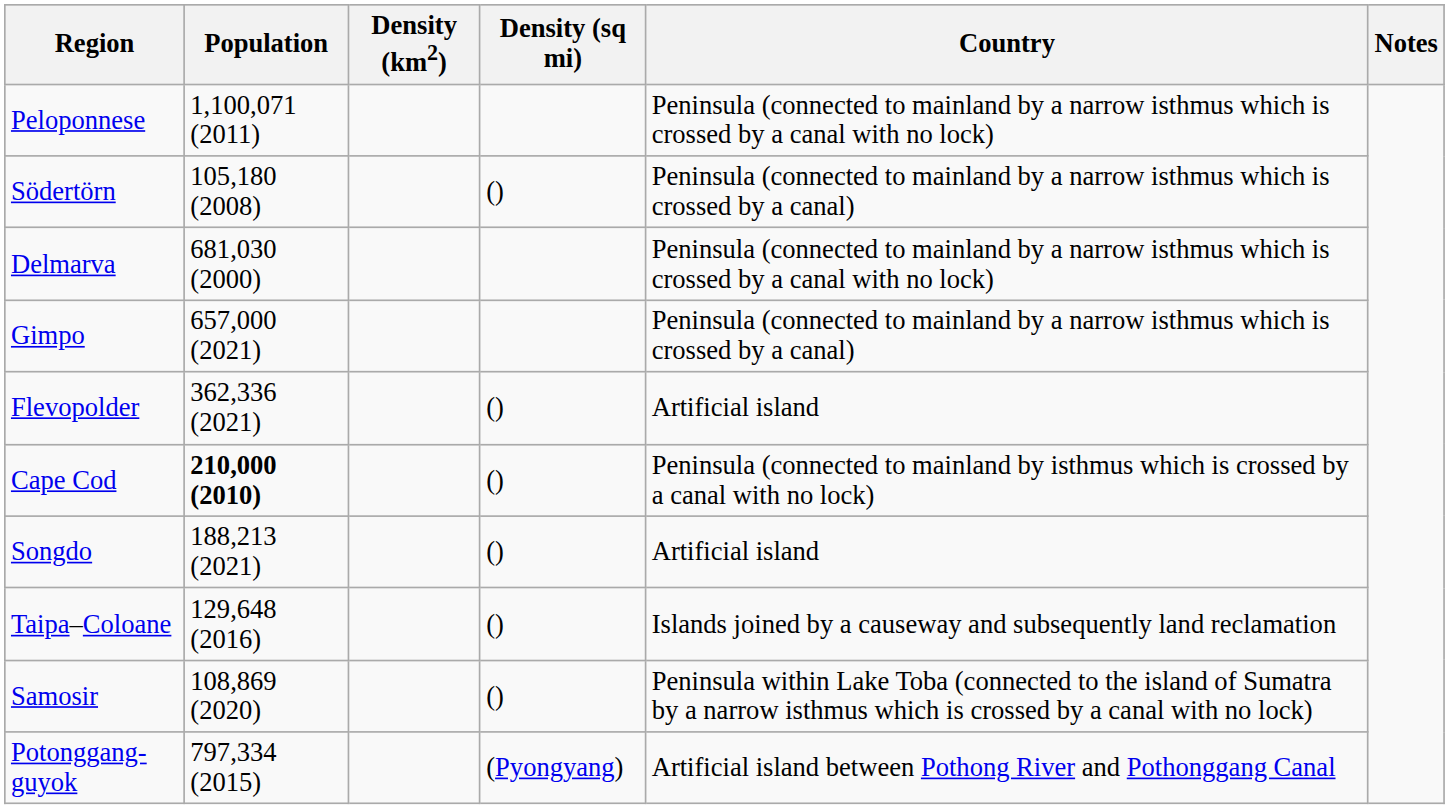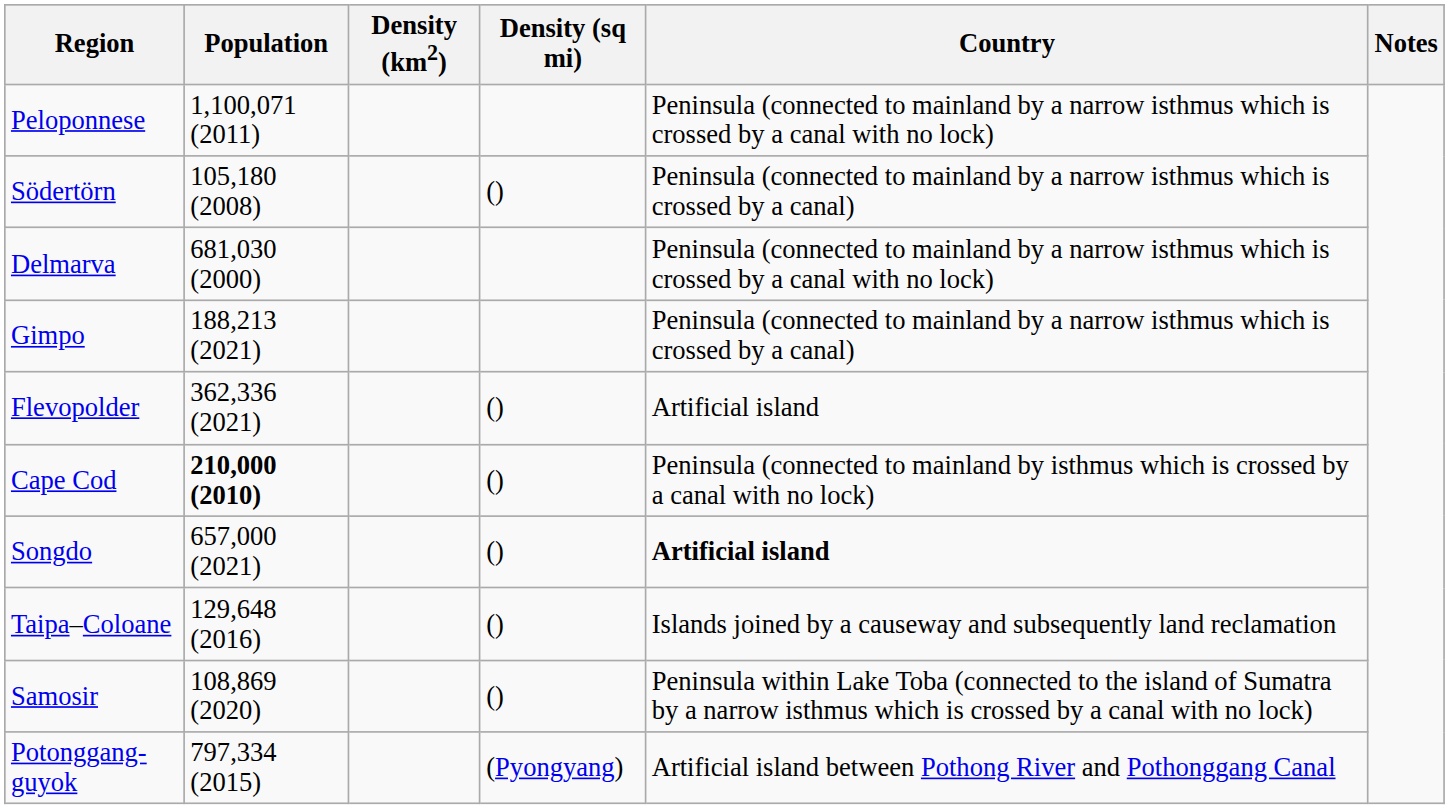(233, 335) 657,000 (2021) -> (233, 335) 188,213 (2021)
(233, 551) 188,213 (2021) -> (233, 551) 657,000 (2021)
(735, 551) normal -> (741, 551) bold
